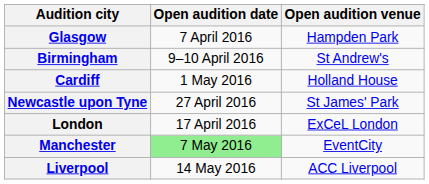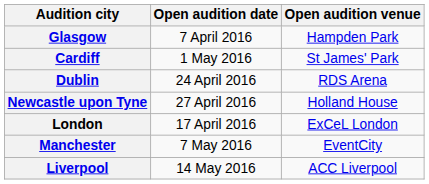- row: (77, 59)
(353, 80) Holland House -> (353, 59) St James' Park
+ row: (77, 80)
(353, 102) St James' Park -> (353, 102) Holland House
(216, 146) lightgreen background -> (216, 146) no background
